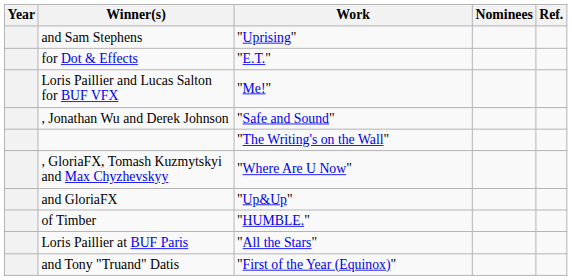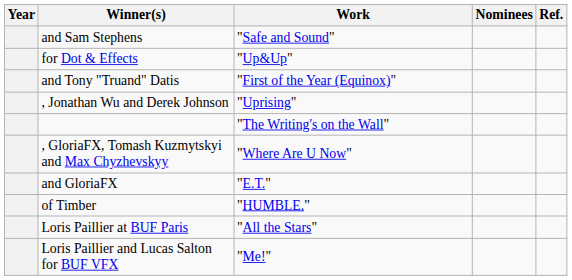(267, 37) "Uprising" -> (286, 37) "Safe and Sound"
(254, 59) "E.T." -> (265, 59) "Up&Up"
rows swapped: (110, 264) <-> (127, 88)
(286, 118) "Safe and Sound" -> (267, 102) "Uprising"
(265, 199) "Up&Up" -> (254, 183) "E.T."
